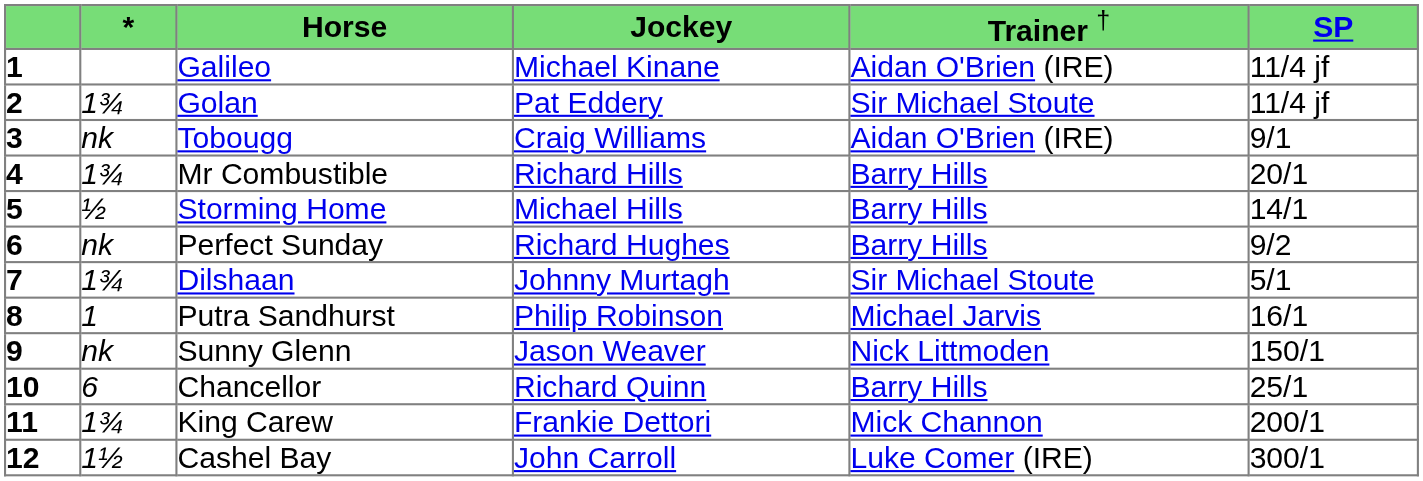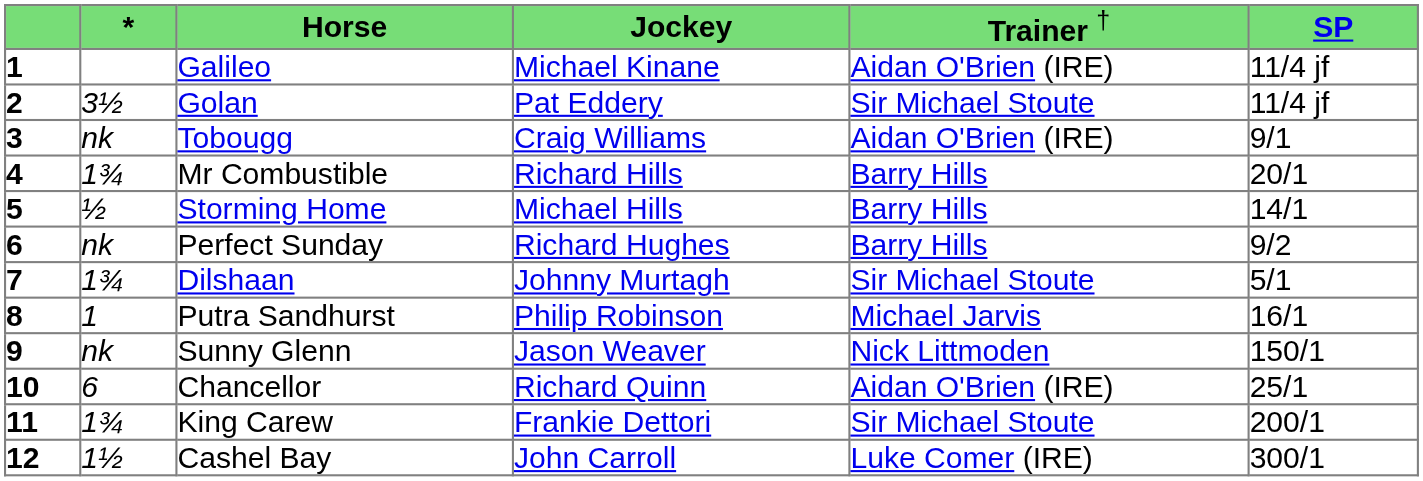(102, 102) 1¾ -> (102, 102) 3½
(919, 386) Barry Hills -> (982, 386) Aidan O'Brien (IRE)
(947, 422) Mick Channon -> (972, 422) Sir Michael Stoute
